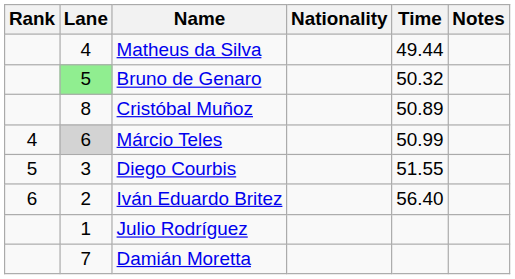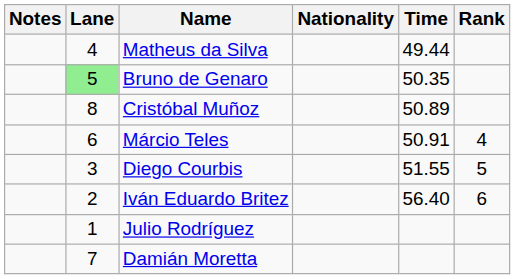columns swapped: (32, 19) <-> (479, 19)
(420, 79) 50.32 -> (426, 79) 50.35
(86, 139) lightgrey background -> (92, 139) no background
(420, 139) 50.99 -> (426, 139) 50.91
